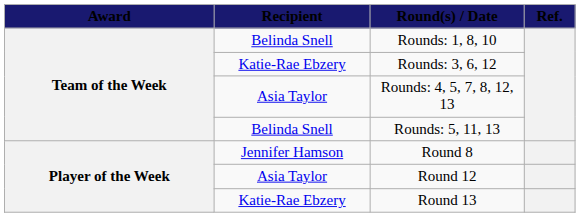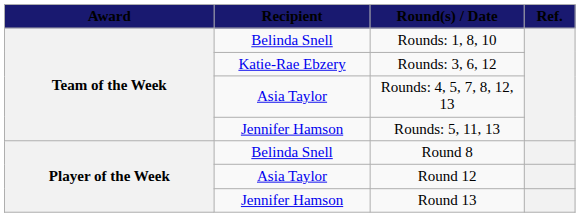(292, 128) Belinda Snell -> (292, 128) Jennifer Hamson
(292, 152) Jennifer Hamson -> (292, 152) Belinda Snell
(292, 200) Katie-Rae Ebzery -> (292, 200) Jennifer Hamson
